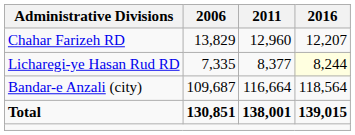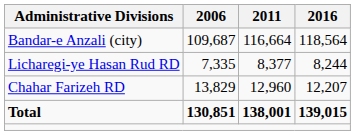rows swapped: (66, 40) <-> (75, 87)
(330, 64) lightyellow background -> (330, 64) no background
